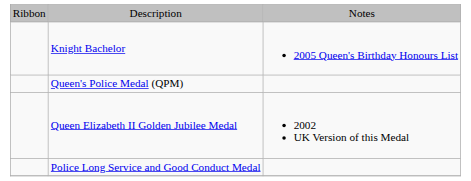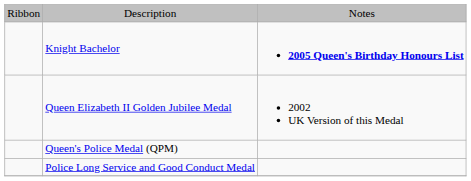(362, 55) normal -> (362, 55) bold
rows swapped: (117, 83) <-> (144, 125)
